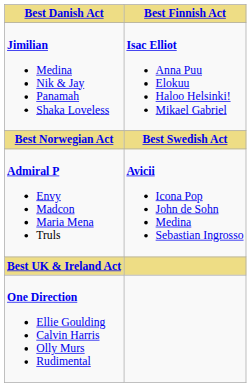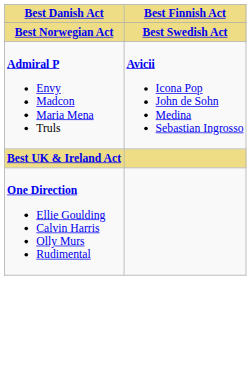- row: (64, 77)
